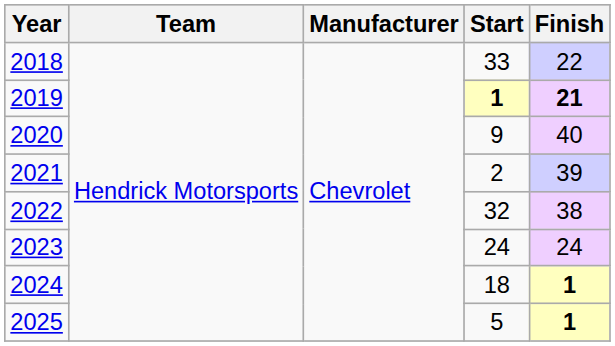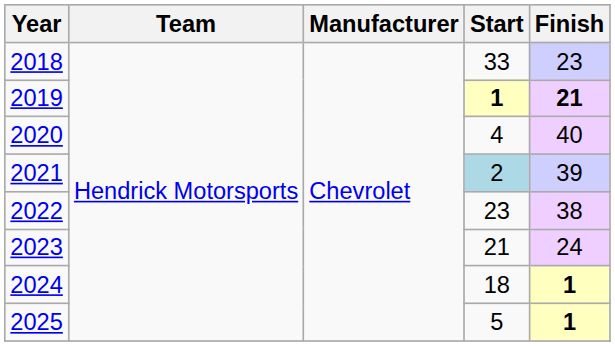(569, 61) 22 -> (569, 61) 23
(497, 136) 9 -> (497, 136) 4
(497, 173) no background -> (497, 173) lightblue background
(497, 210) 32 -> (497, 210) 23
(497, 248) 24 -> (497, 248) 21
